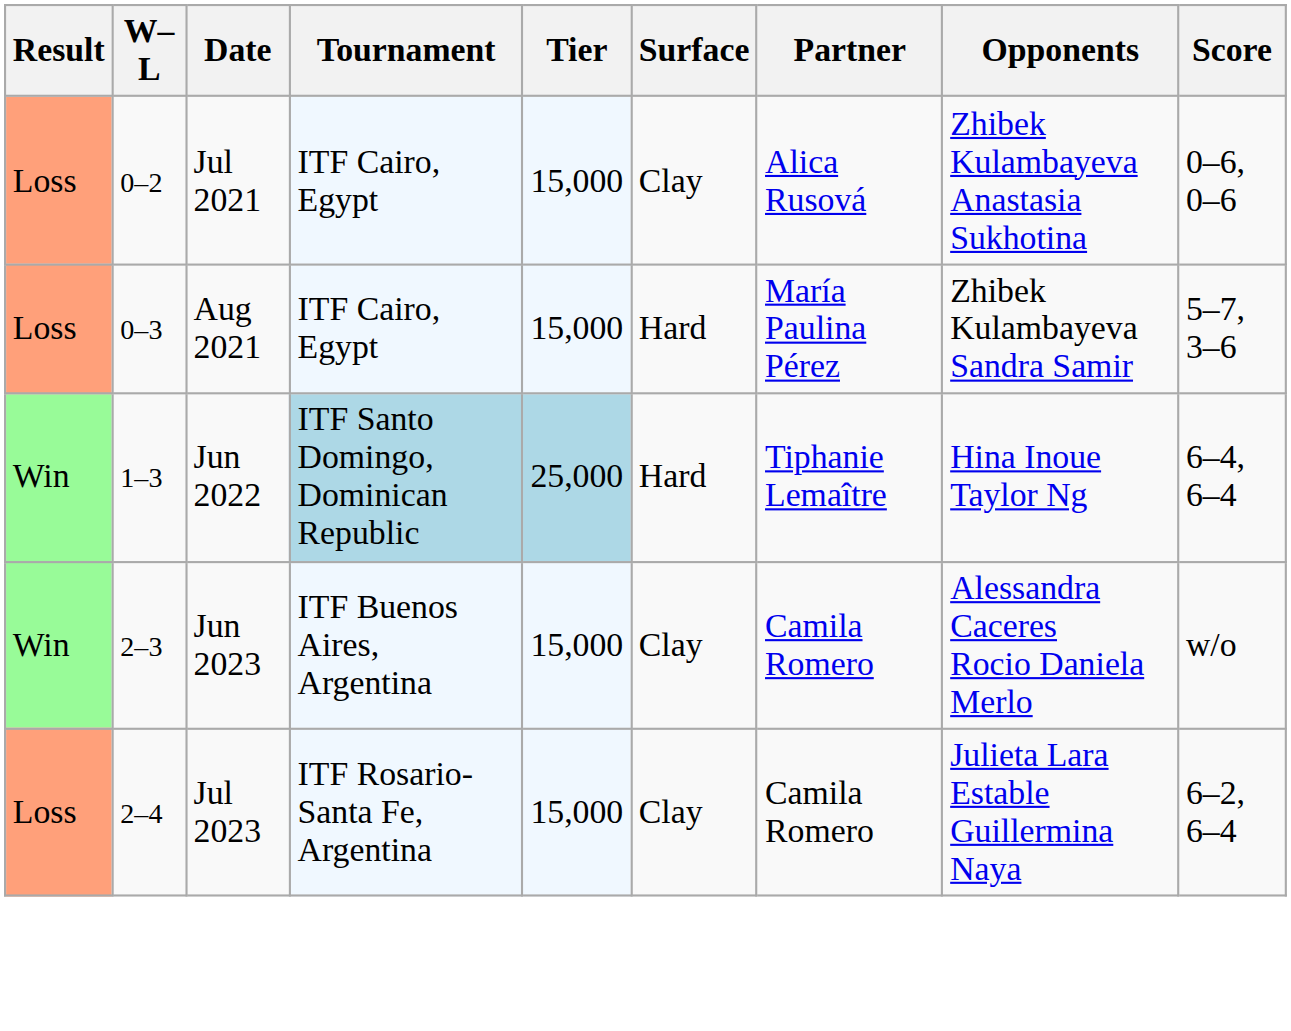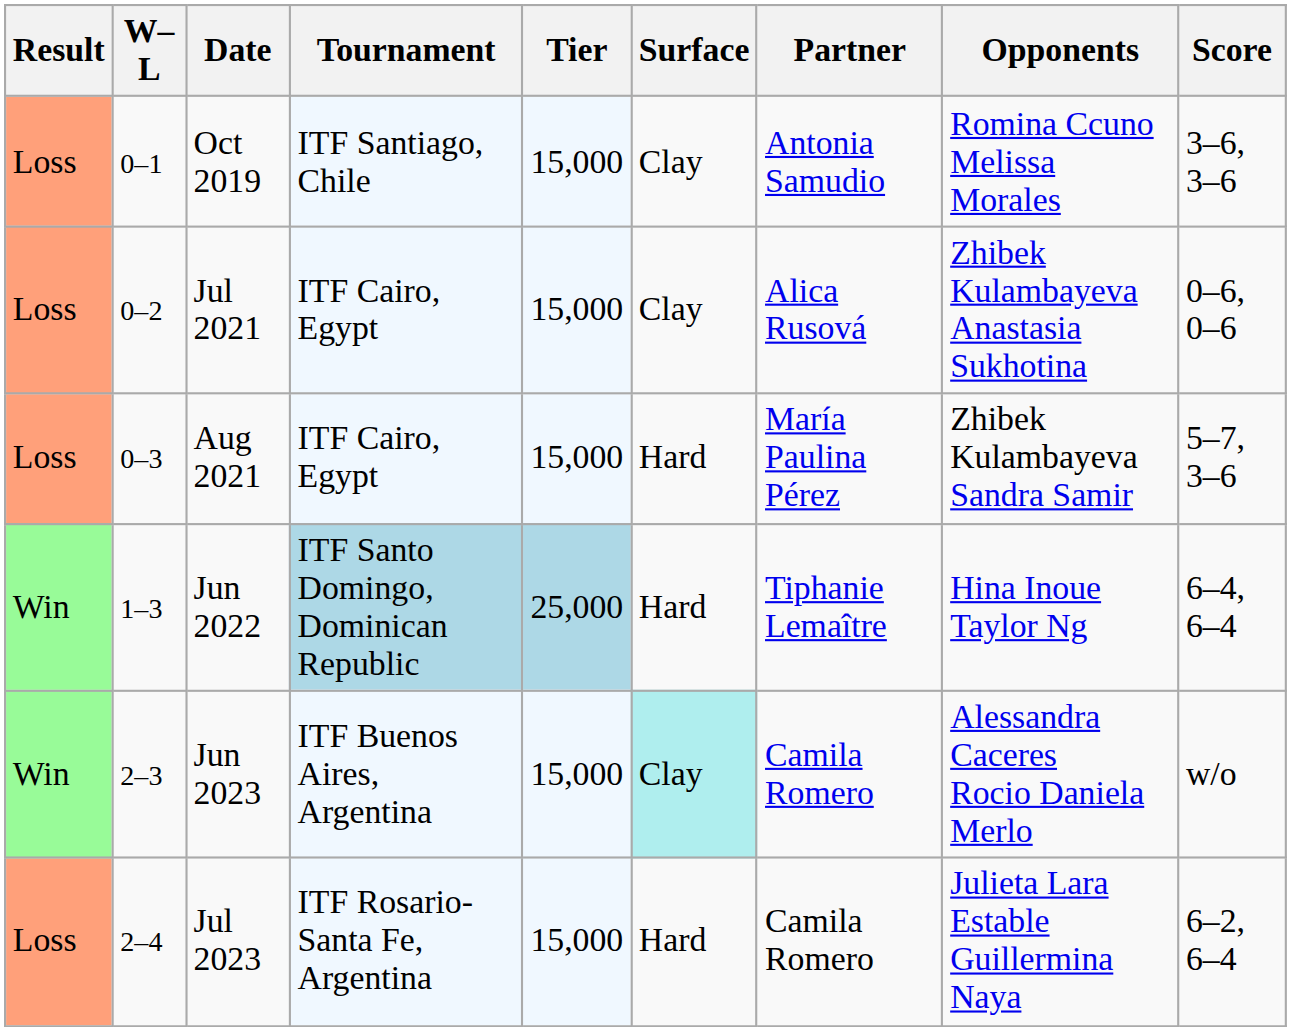+ row: (227, 160)
(671, 644) no background -> (671, 773) paleturquoise background
(671, 811) Clay -> (673, 941) Hard
